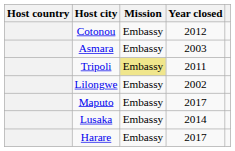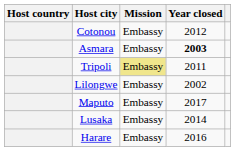(195, 48) normal -> (195, 48) bold
(195, 137) 2017 -> (195, 137) 2016
